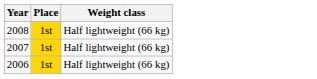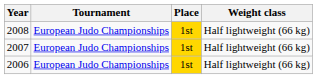+ column: (101, 13)
